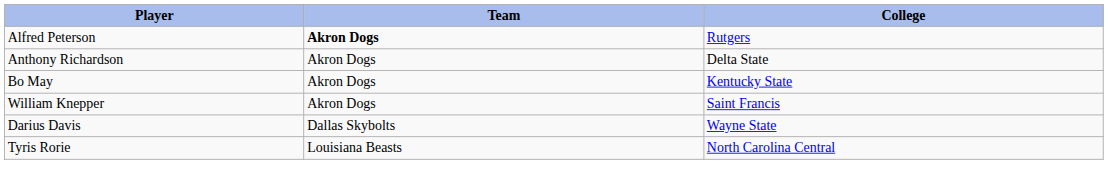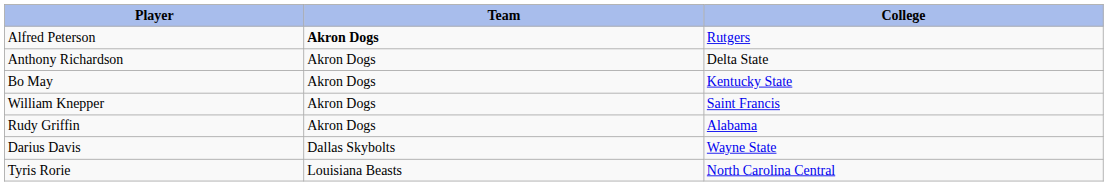+ row: (44, 125)
